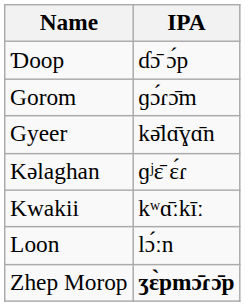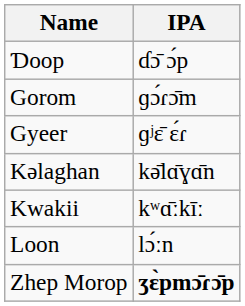(176, 134) kә̄lɑ̄ɣɑ̄n -> (163, 134) ɡʲɛ̄ ɛ́ɾ
(163, 171) ɡʲɛ̄ ɛ́ɾ -> (176, 171) kә̄lɑ̄ɣɑ̄n
